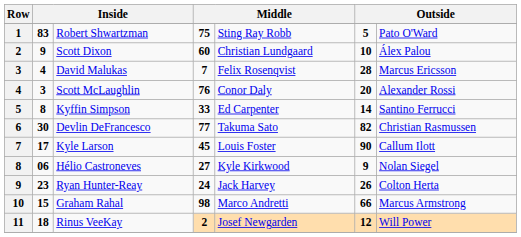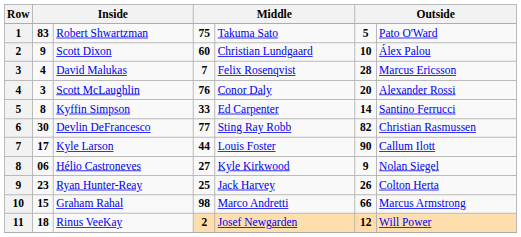(254, 33) Sting Ray Robb -> (248, 33) Takuma Sato
(248, 128) Takuma Sato -> (254, 128) Sting Ray Robb
(204, 147) 45 -> (204, 147) 44
(204, 185) 24 -> (204, 185) 25
